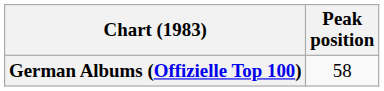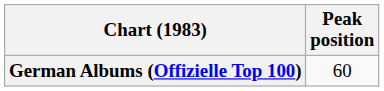(342, 70) 58 -> (342, 70) 60
